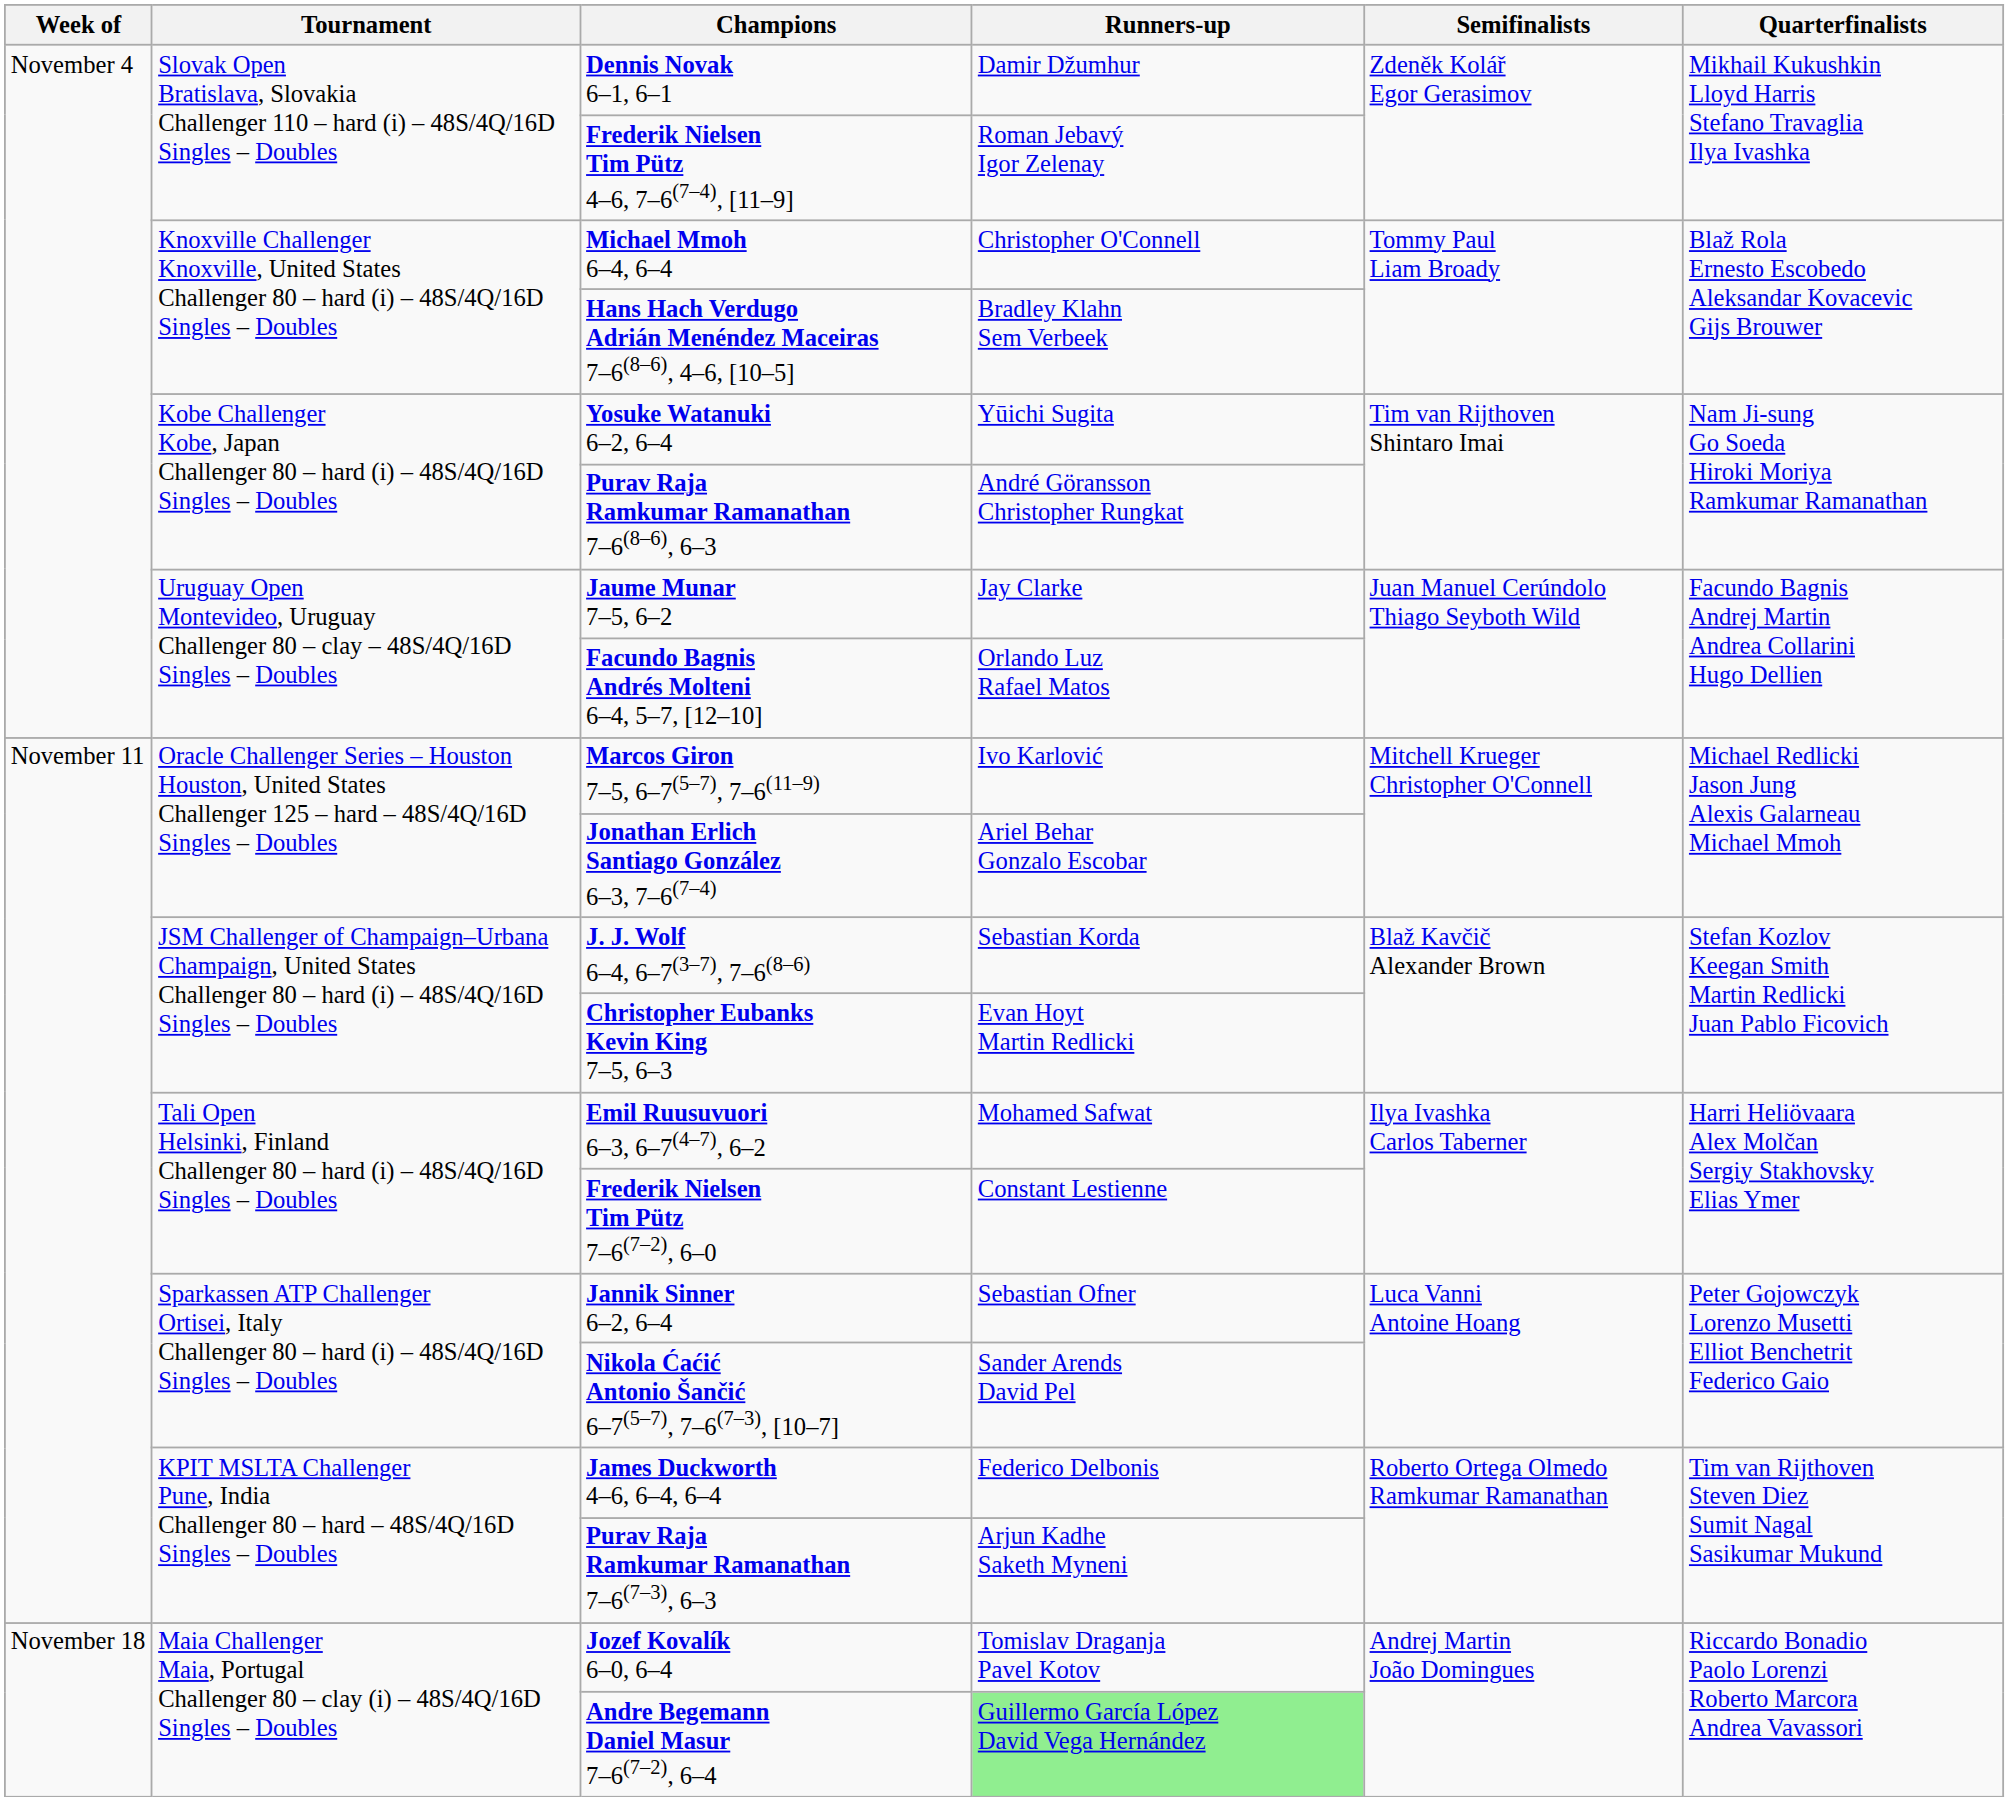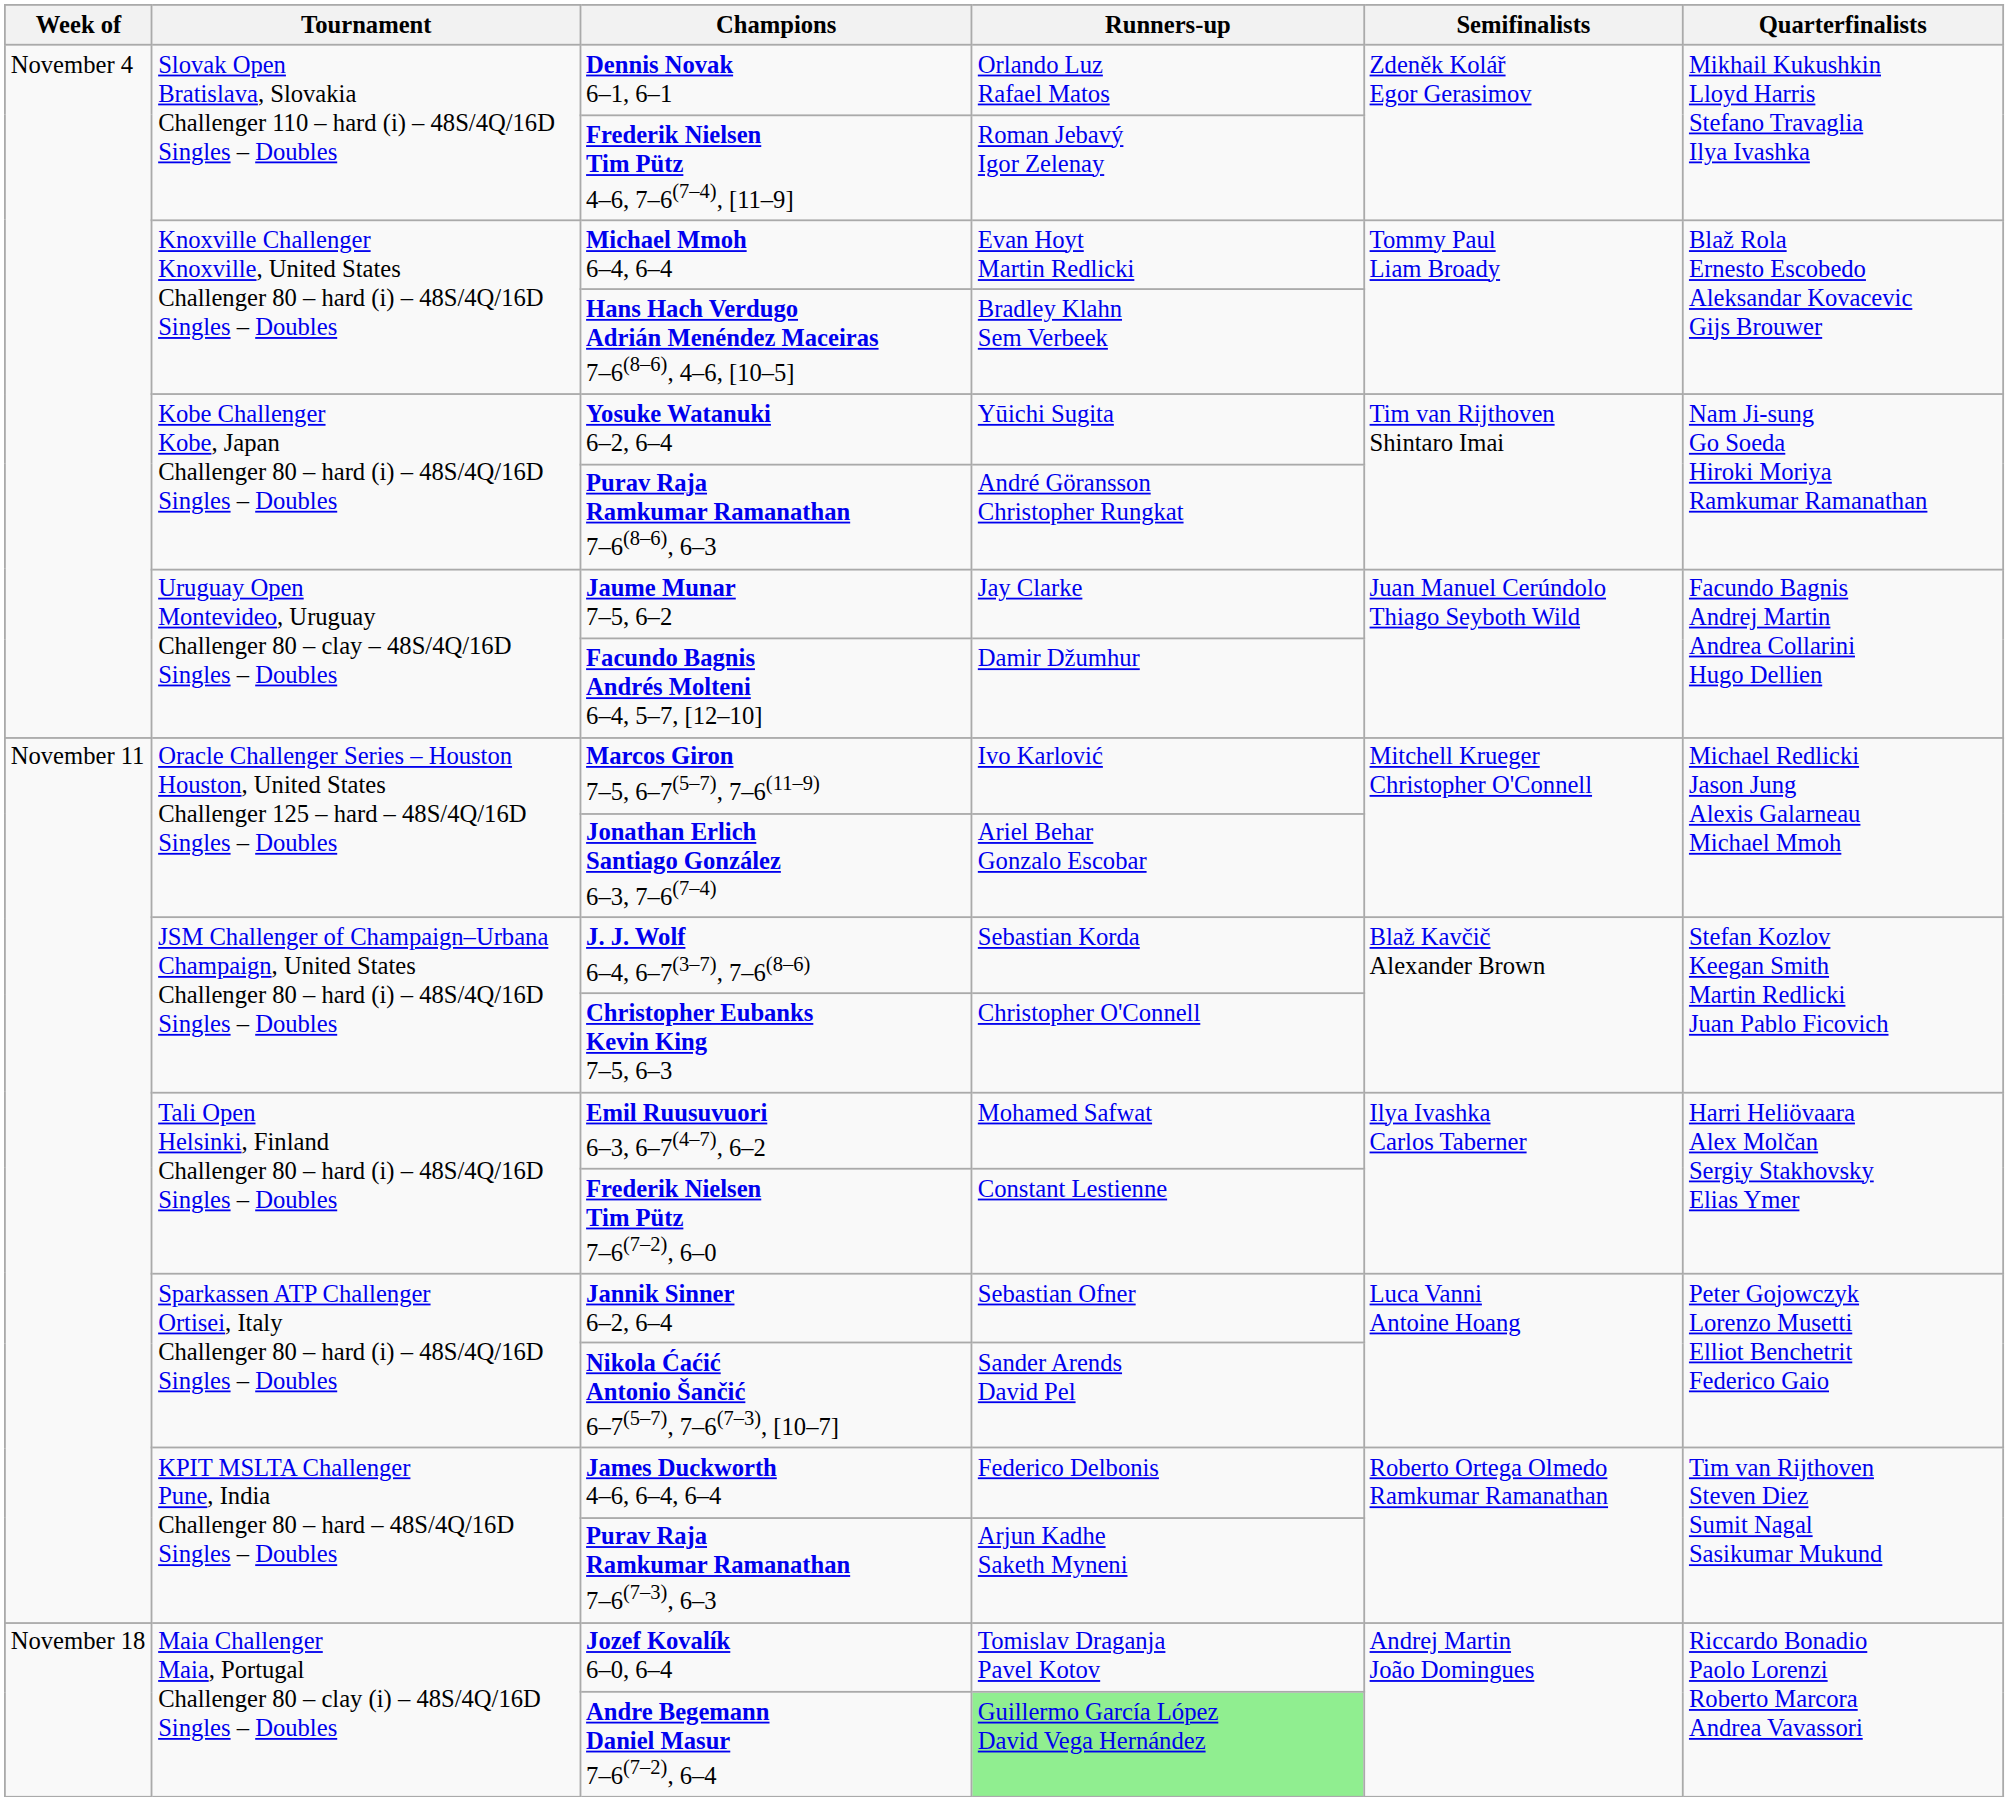(1059, 65) Damir Džumhur -> (1044, 79) Orlando Luz Rafael Matos
(1089, 239) Christopher O'Connell -> (1056, 253) Evan Hoyt Martin Redlicki
(1044, 672) Orlando Luz Rafael Matos -> (1059, 658) Damir Džumhur
(1056, 1027) Evan Hoyt Martin Redlicki -> (1089, 1013) Christopher O'Connell
